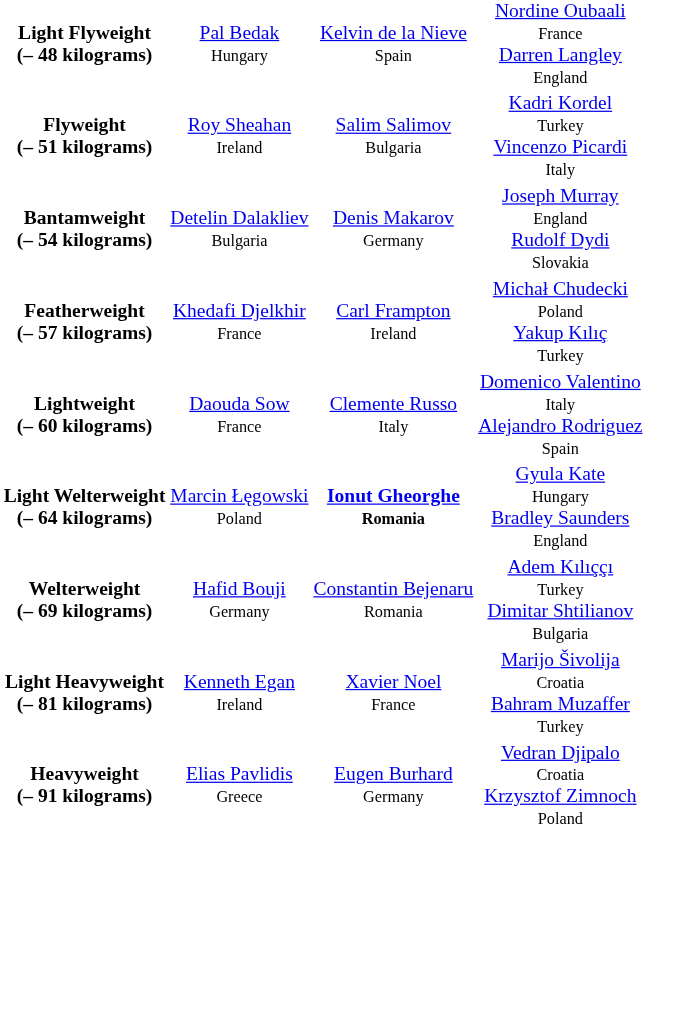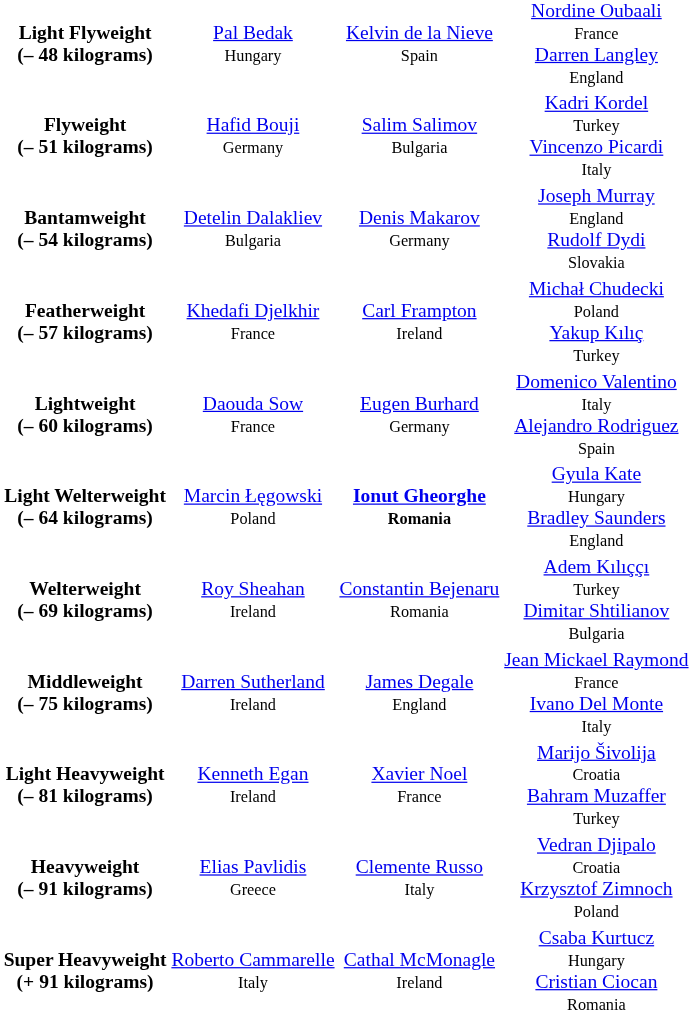(239, 136) Roy Sheahan Ireland -> (253, 136) Hafid Bouji Germany
(393, 414) Clemente Russo Italy -> (419, 414) Eugen Burhard Germany
(239, 599) Hafid Bouji Germany -> (253, 599) Roy Sheahan Ireland
+ row: (85, 692)
(393, 785) Eugen Burhard Germany -> (419, 877) Clemente Russo Italy
+ row: (85, 970)
